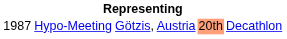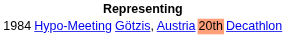(17, 26) 1987 -> (17, 26) 1984
